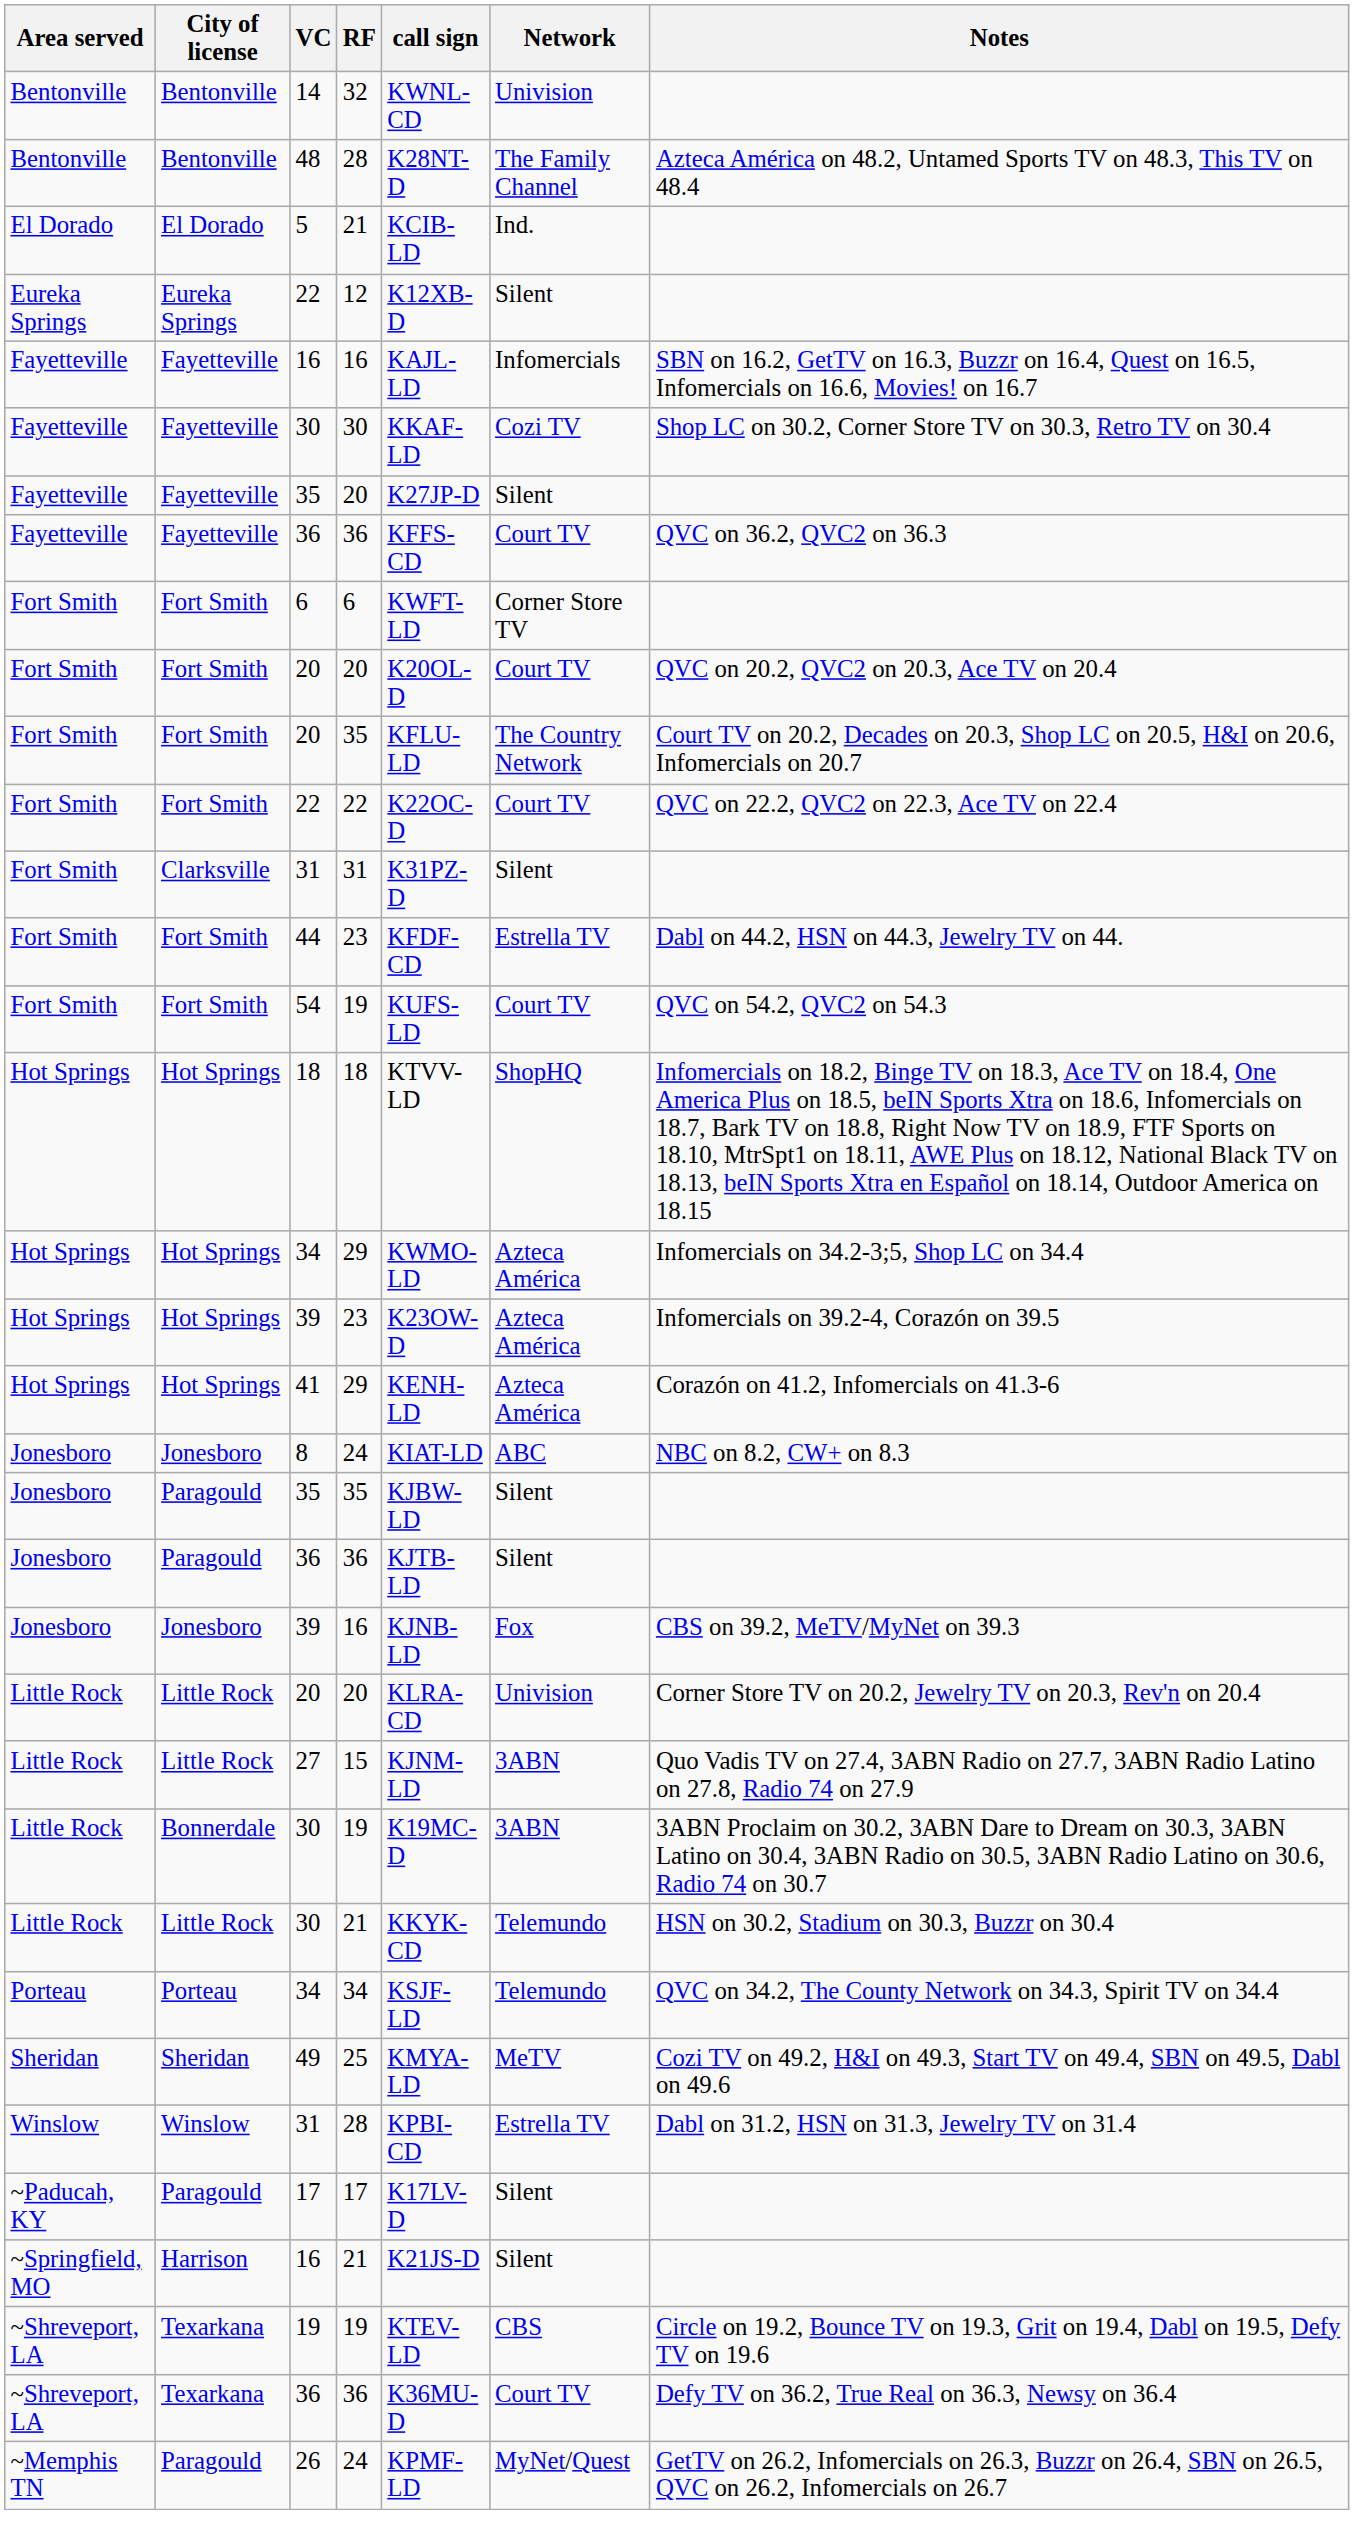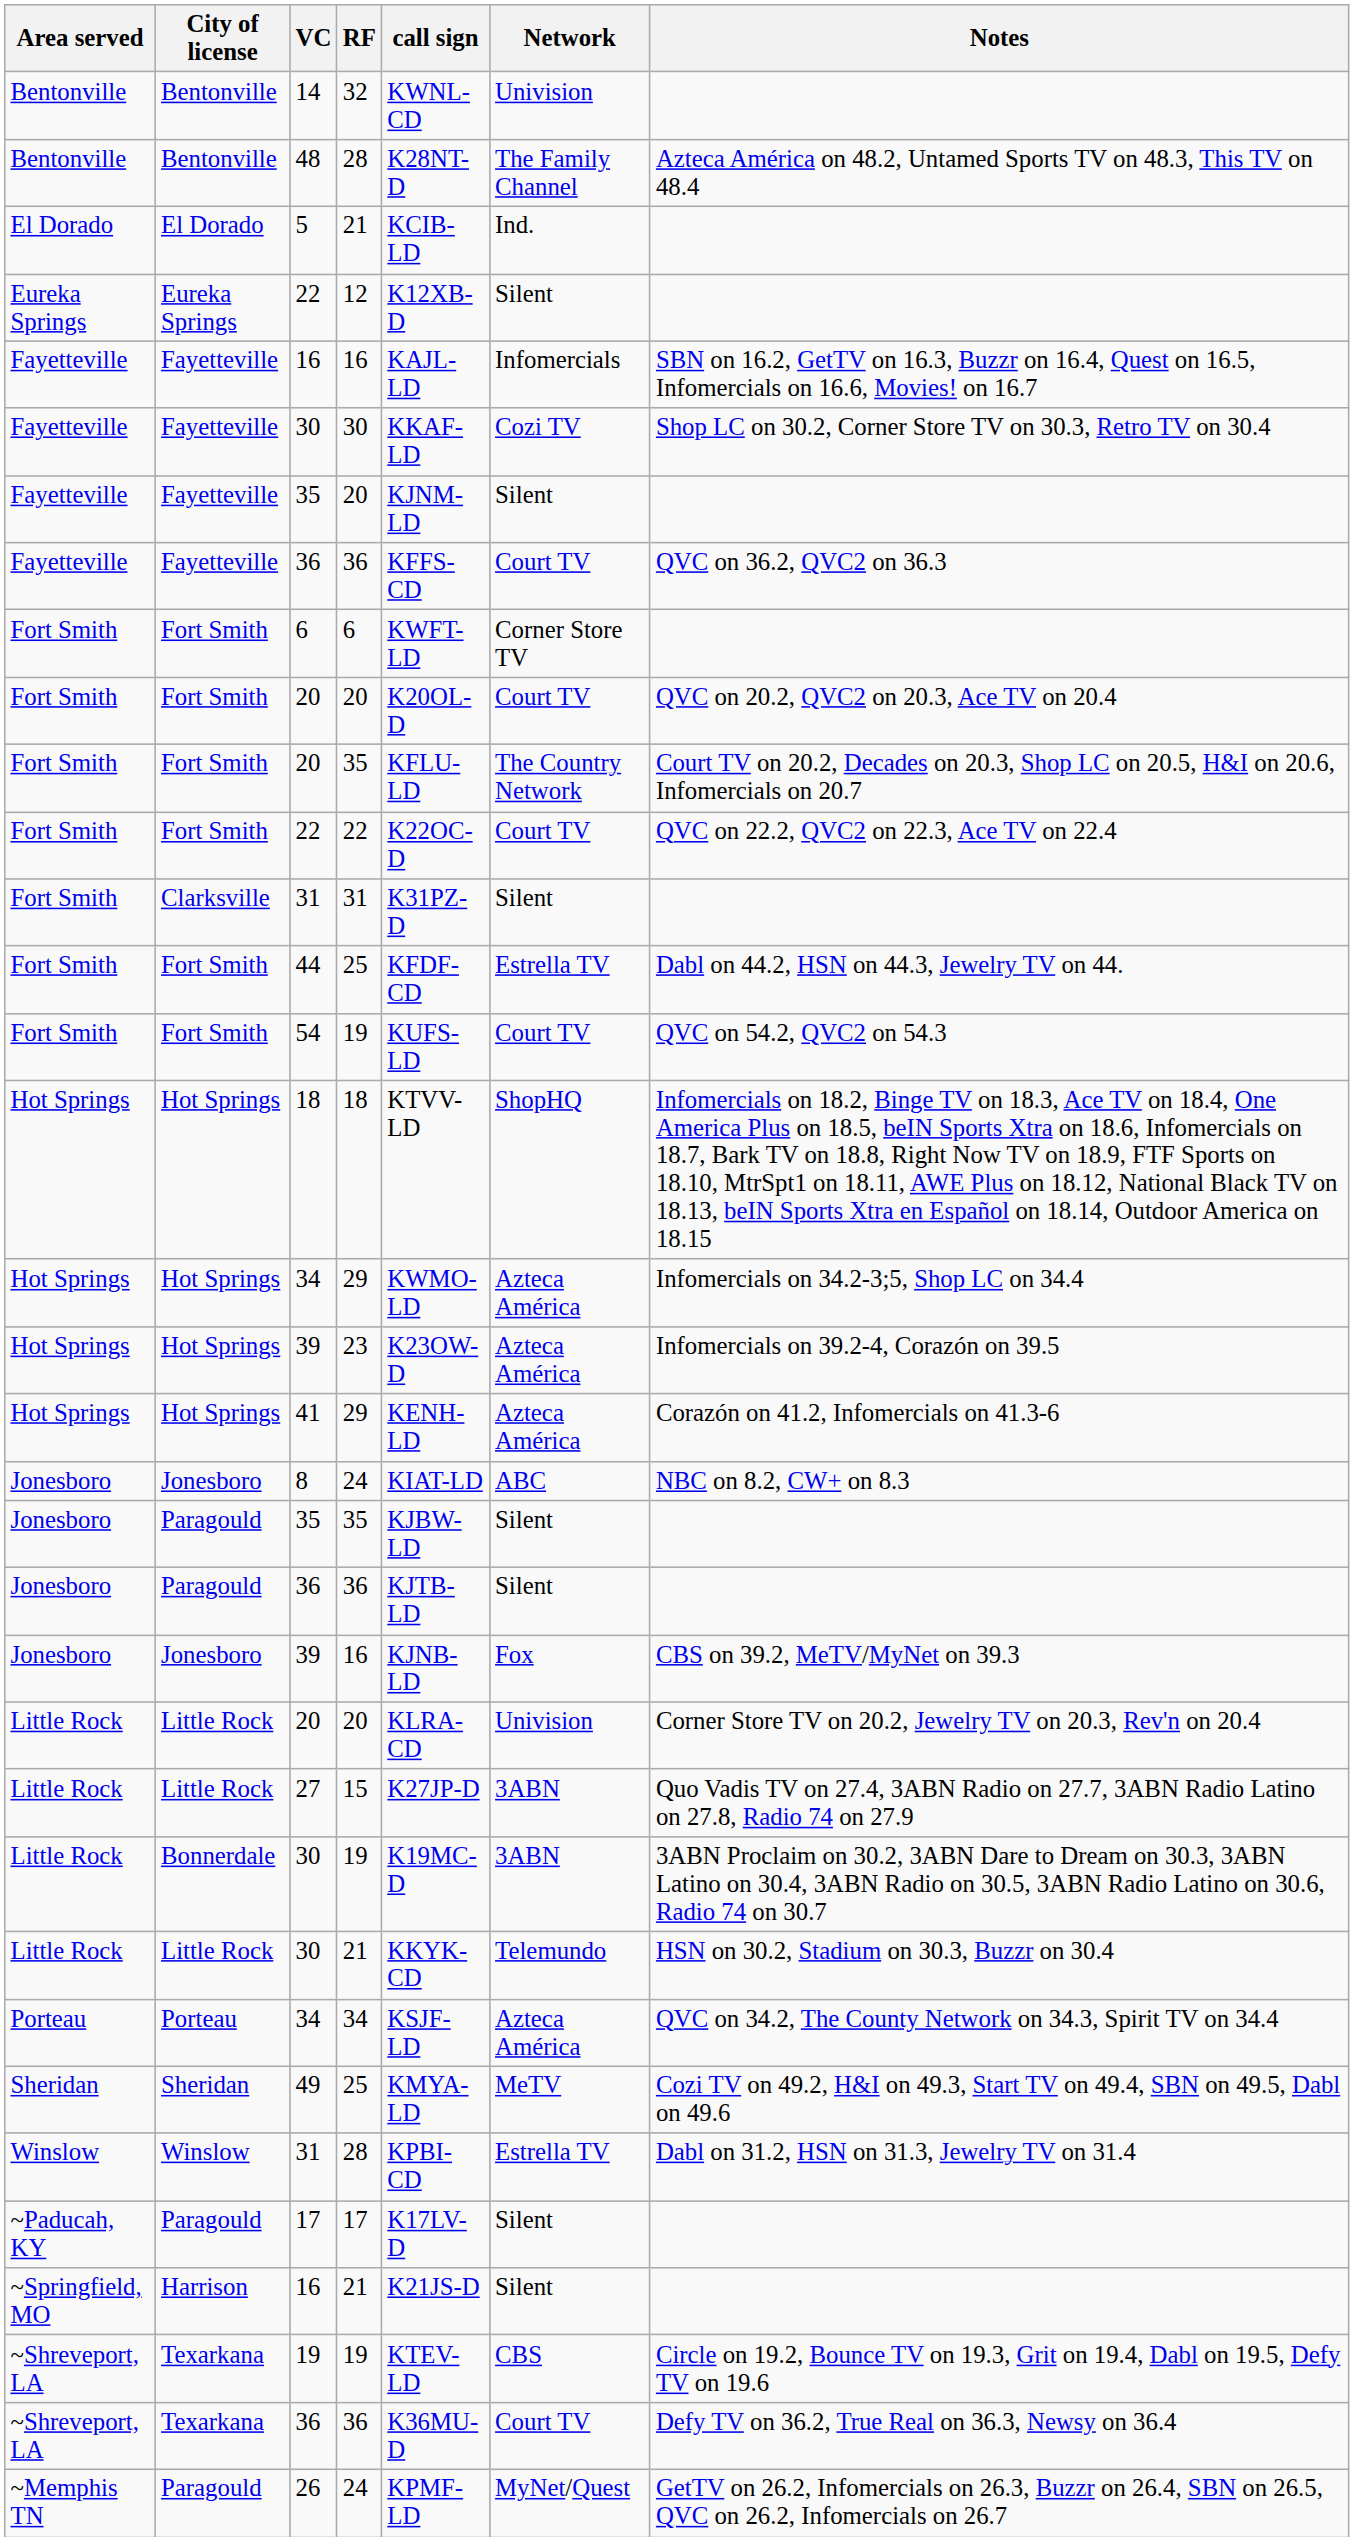(433, 494) K27JP-D -> (425, 508) KJNM-LD
(355, 937) 23 -> (355, 965) 25
(425, 1774) KJNM-LD -> (433, 1788) K27JP-D
(551, 1990) Telemundo -> (538, 2032) Azteca América
